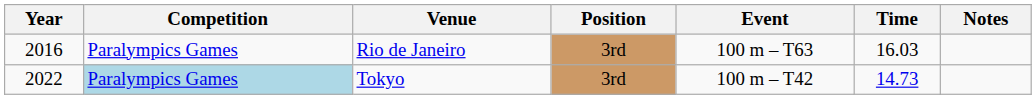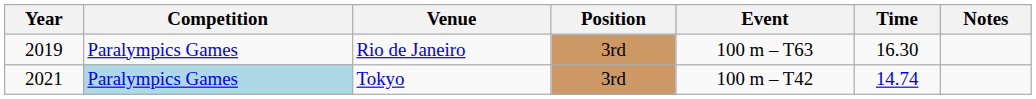(44, 49) 2016 -> (44, 49) 2019
(897, 49) 16.03 -> (897, 49) 16.30
(44, 79) 2022 -> (44, 79) 2021
(897, 79) 14.73 -> (897, 79) 14.74
